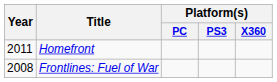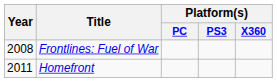rows swapped: (99, 68) <-> (67, 49)
